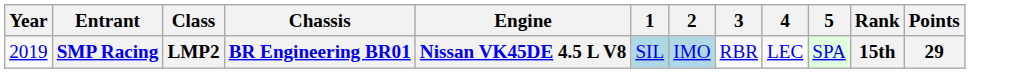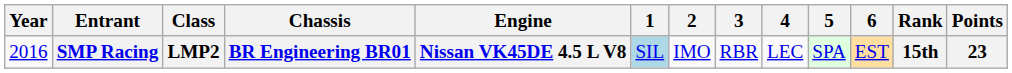+ column: (872, 19)
(28, 51) 2019 -> (28, 51) 2016
(692, 51) lightblue background -> (692, 51) no background
(934, 51) 29 -> (977, 51) 23
